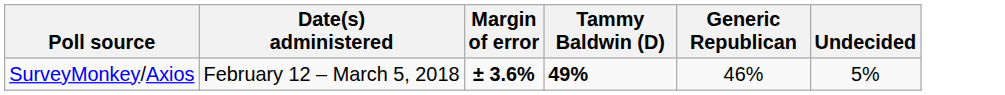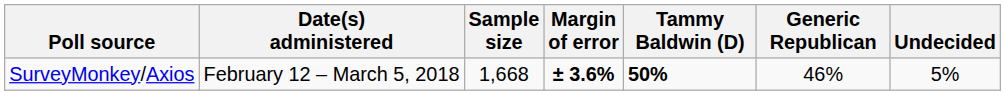+ column: (504, 31)
(568, 74) 49% -> (648, 74) 50%
